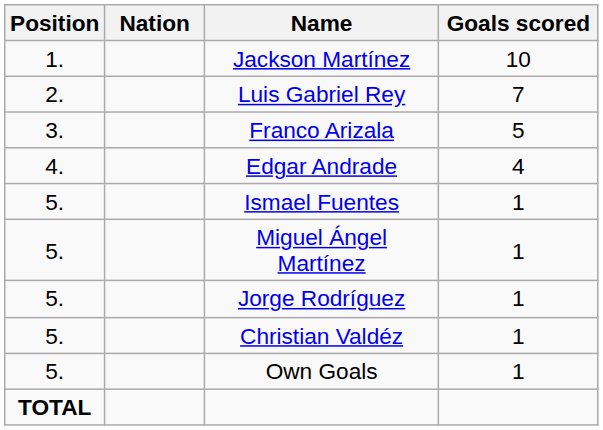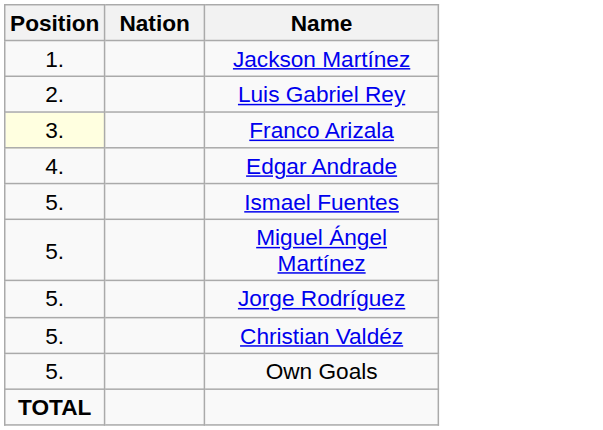- column: (518, 23)
(55, 130) no background -> (55, 130) lightyellow background
